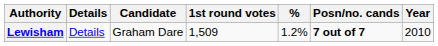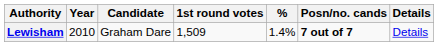columns swapped: (418, 13) <-> (88, 13)
(294, 32) 1.2% -> (282, 32) 1.4%
